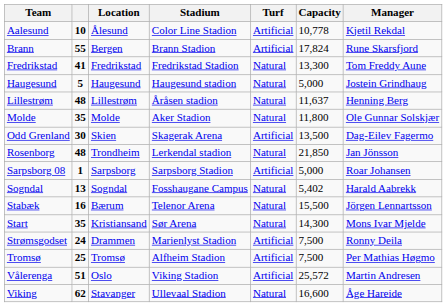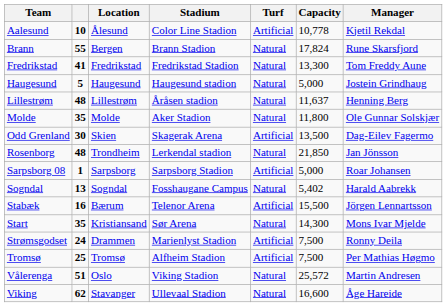(273, 48) Artificial -> (269, 48) Natural
(269, 205) Natural -> (273, 205) Artificial
(273, 275) Artificial -> (269, 275) Natural
